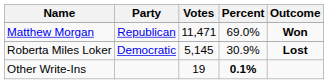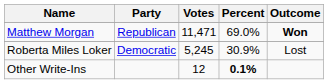(199, 50) 5,145 -> (199, 50) 5,245
(295, 50) bold -> (295, 50) normal
(199, 69) 19 -> (199, 69) 12
